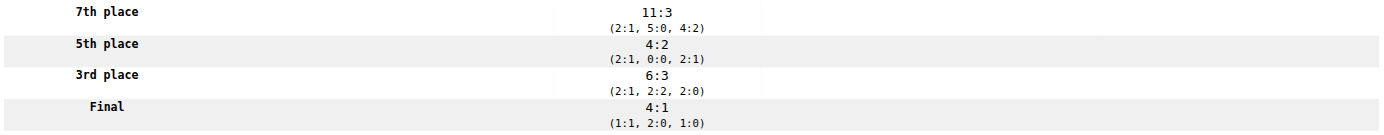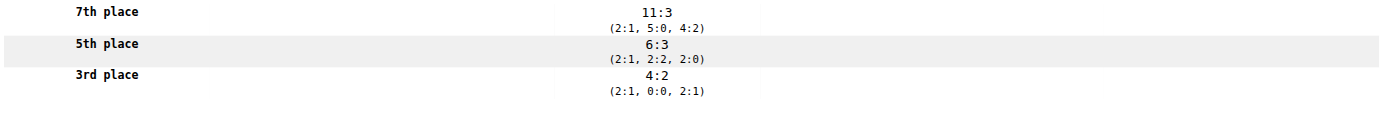(657, 52) 4:2 (2:1, 0:0, 2:1) -> (657, 52) 6:3 (2:1, 2:2, 2:0)
(657, 83) 6:3 (2:1, 2:2, 2:0) -> (657, 83) 4:2 (2:1, 0:0, 2:1)
- row: (107, 107)
